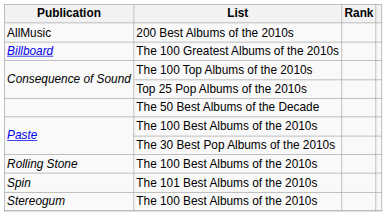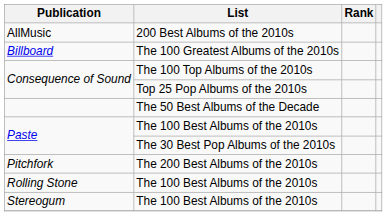+ row: (30, 164)
- row: (19, 182)
